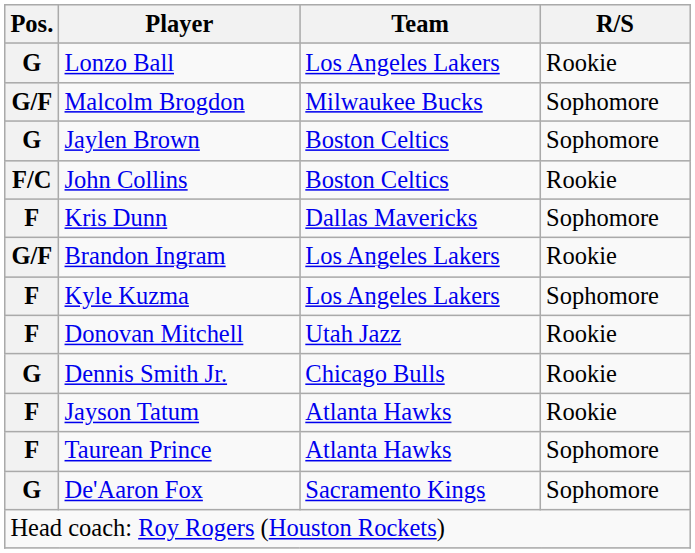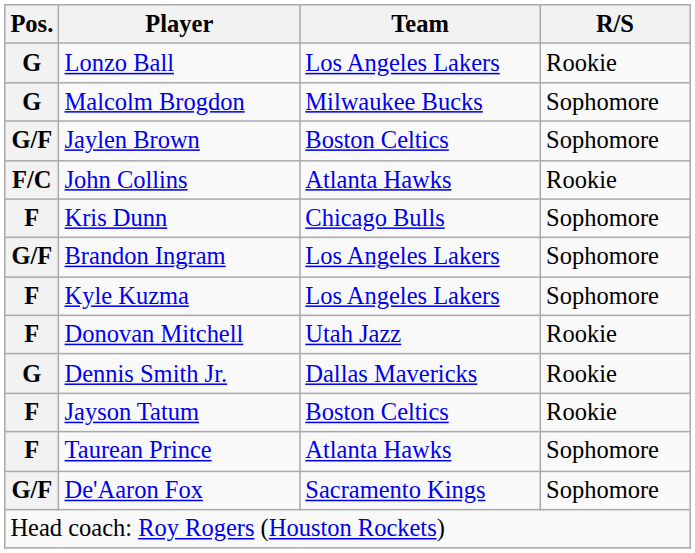(32, 101) G/F -> (32, 101) G
(32, 140) G -> (32, 140) G/F
(377, 179) Boston Celtics -> (378, 179) Atlanta Hawks
(391, 218) Dallas Mavericks -> (375, 218) Chicago Bulls
(581, 256) Rookie -> (603, 256) Sophomore
(375, 373) Chicago Bulls -> (391, 373) Dallas Mavericks
(378, 412) Atlanta Hawks -> (377, 412) Boston Celtics
(32, 489) G -> (32, 489) G/F
